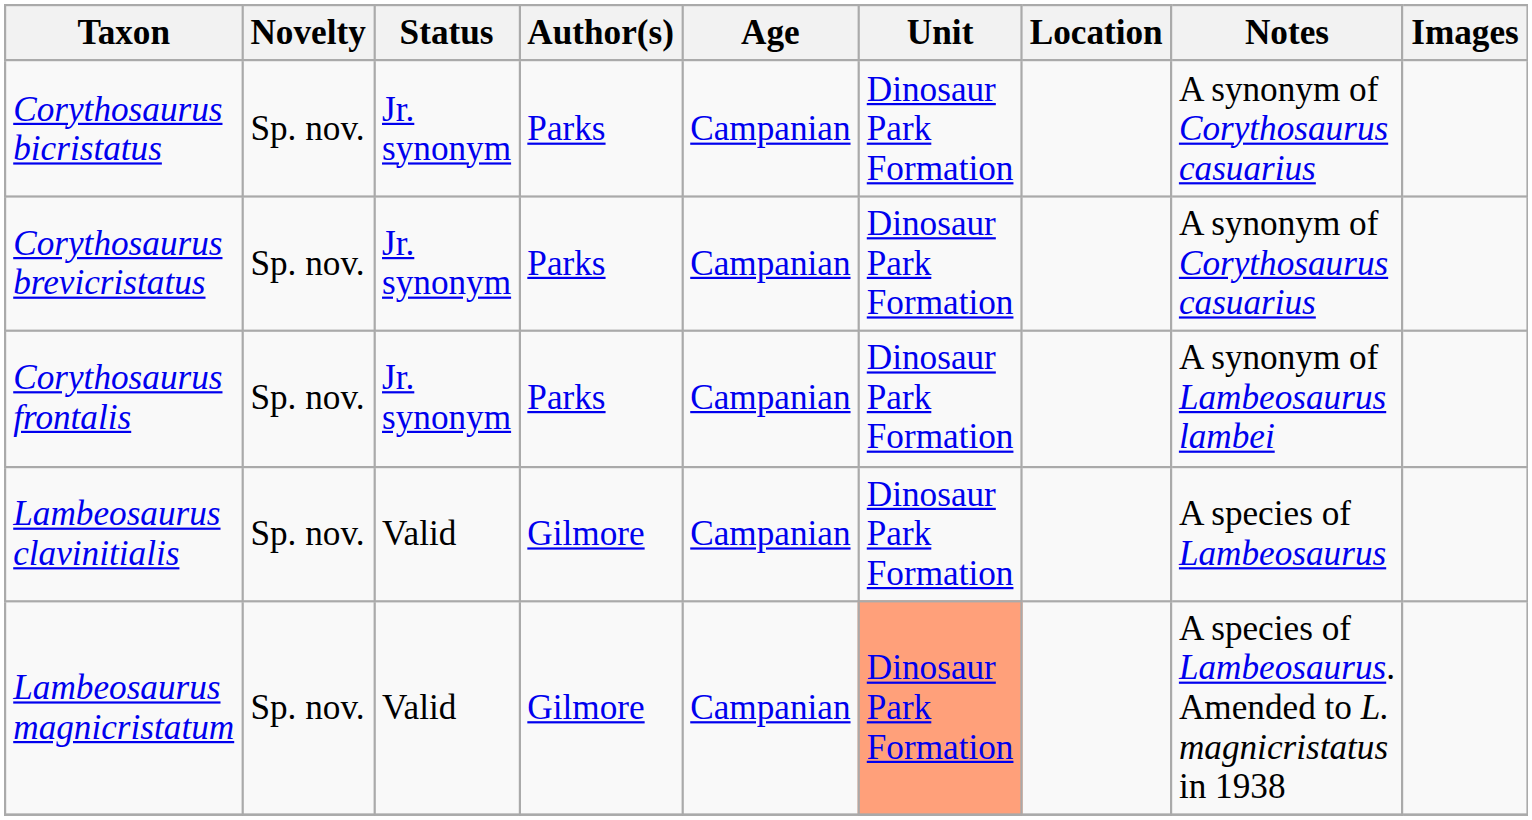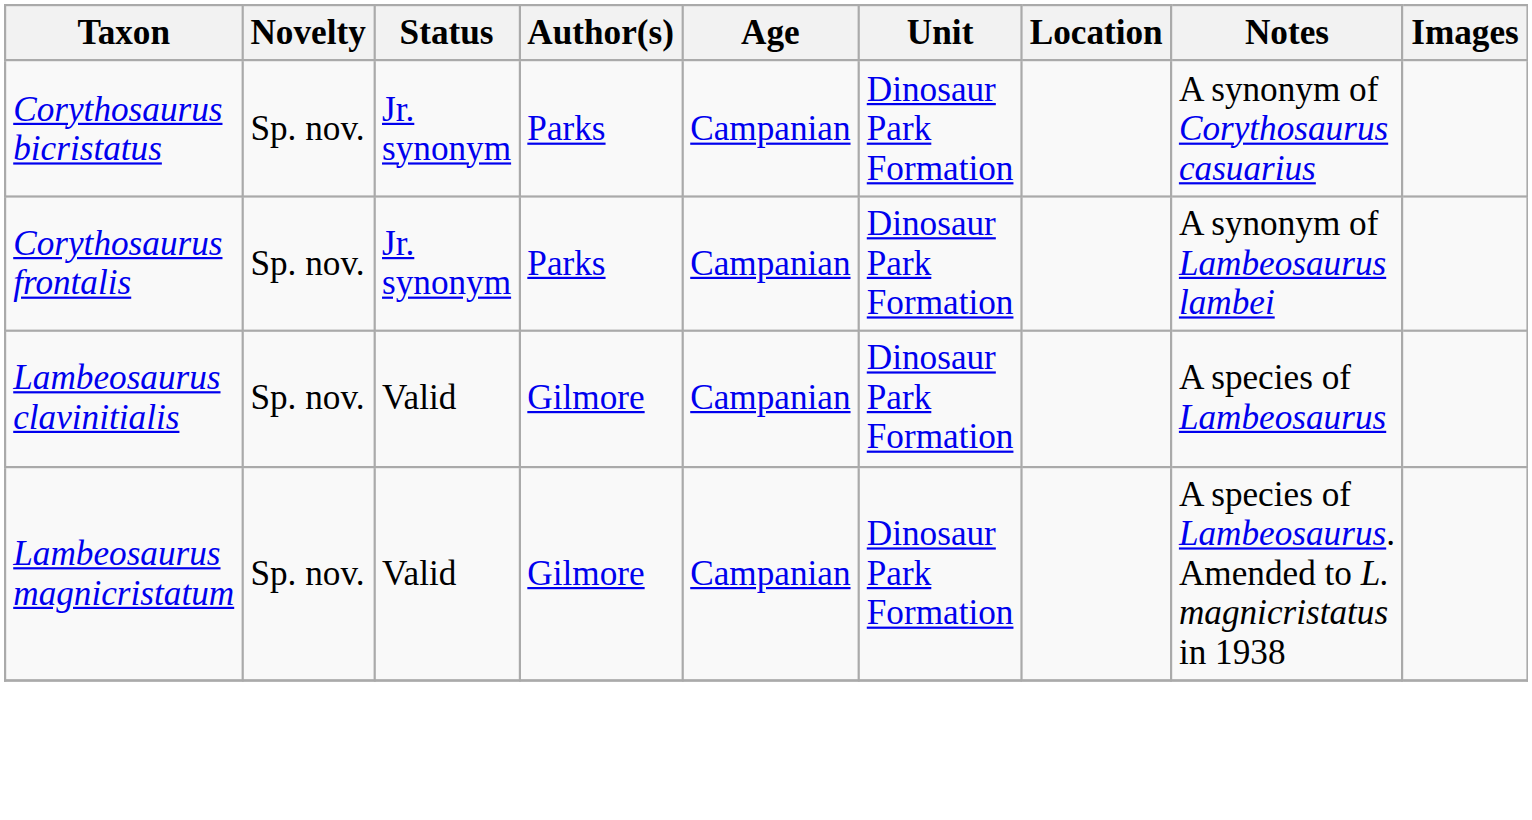- row: (118, 262)
(940, 707) lightsalmon background -> (940, 572) no background
